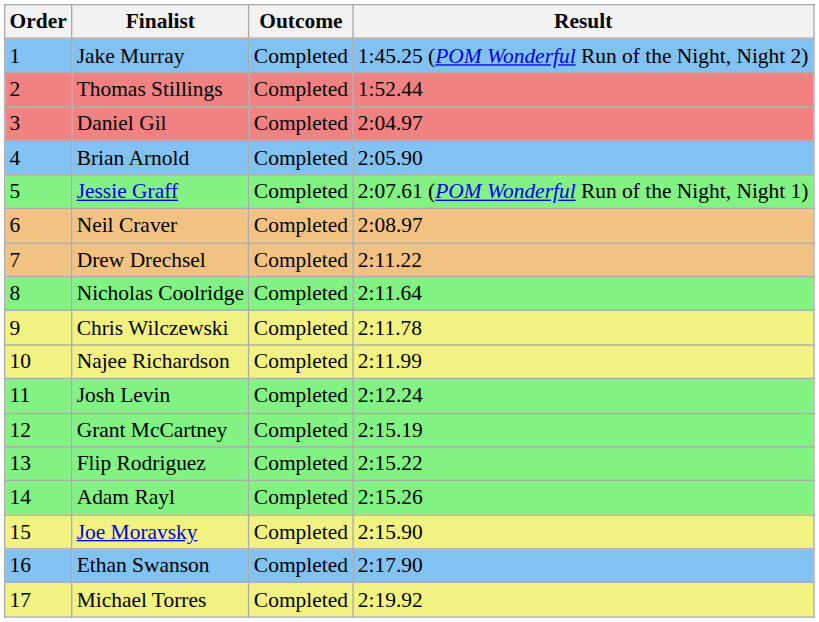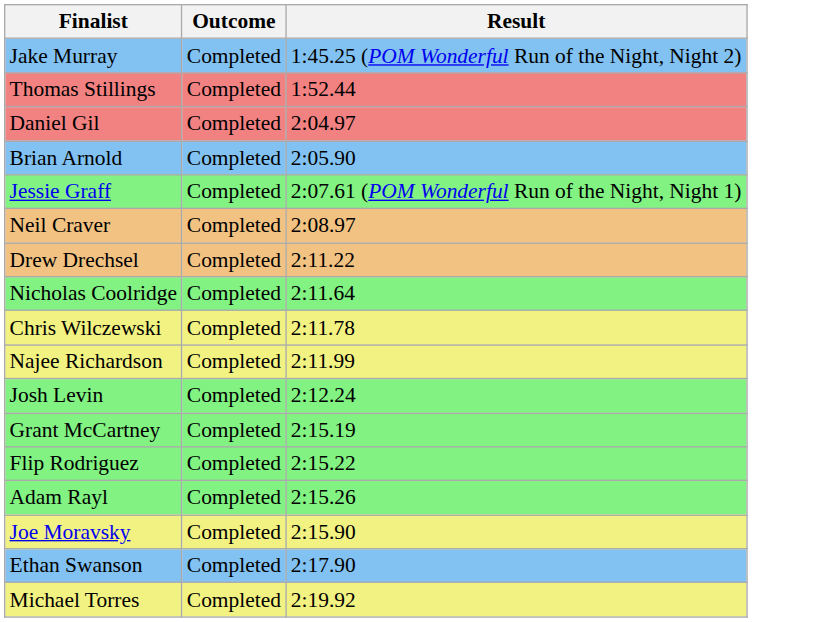- column: (38, 21)
